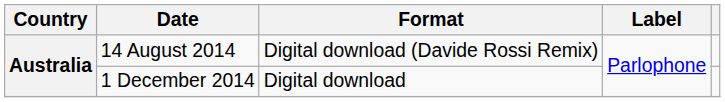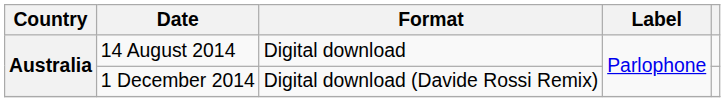(431, 50) Digital download (Davide Rossi Remix) -> (335, 50) Digital download
(335, 81) Digital download -> (431, 81) Digital download (Davide Rossi Remix)
